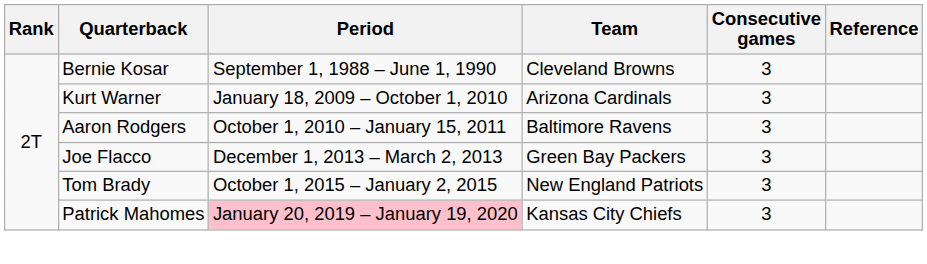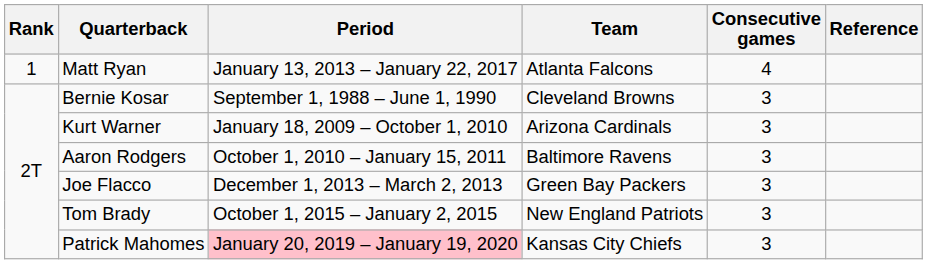+ row: (104, 68)
